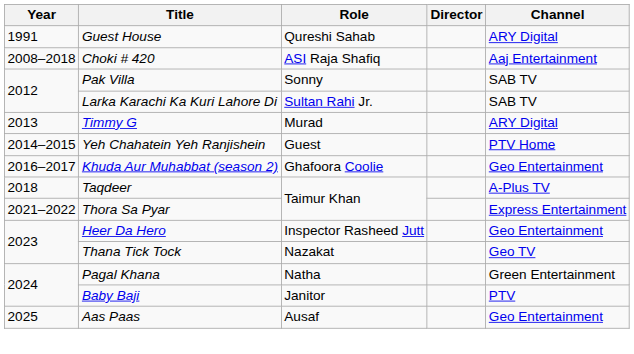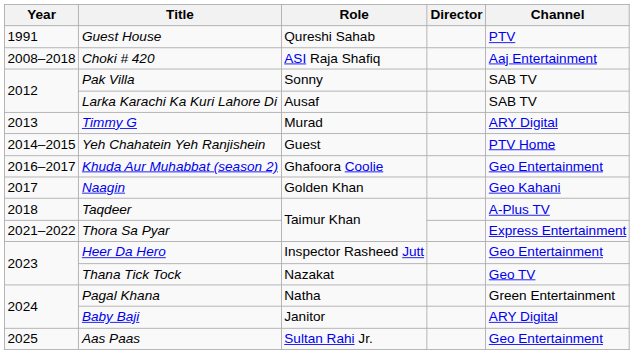(523, 36) ARY Digital -> (502, 36) PTV
(328, 101) Sultan Rahi Jr. -> (302, 101) Ausaf
+ row: (103, 187)
(502, 295) PTV -> (523, 317) ARY Digital
(302, 317) Ausaf -> (328, 338) Sultan Rahi Jr.
